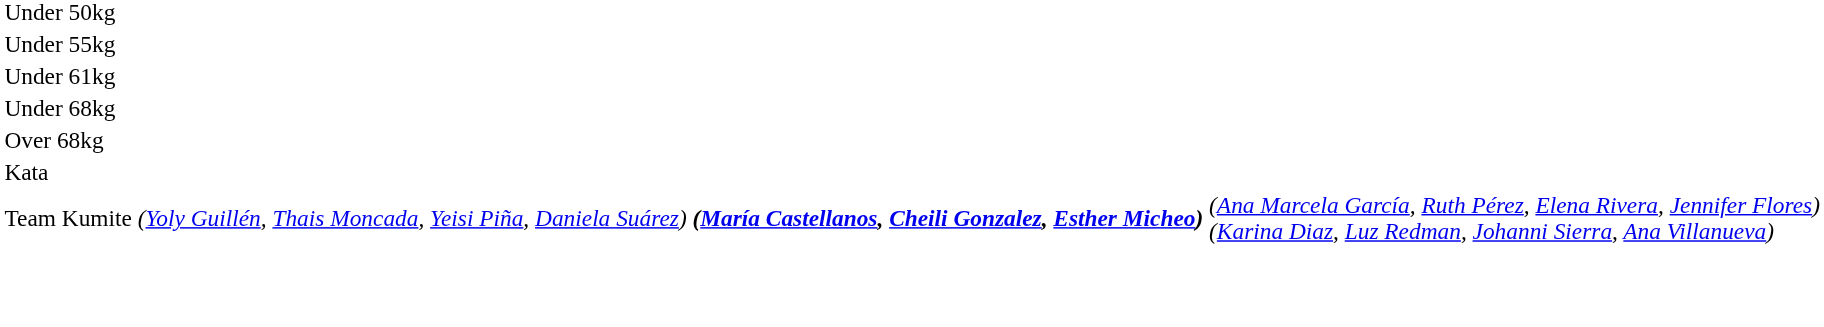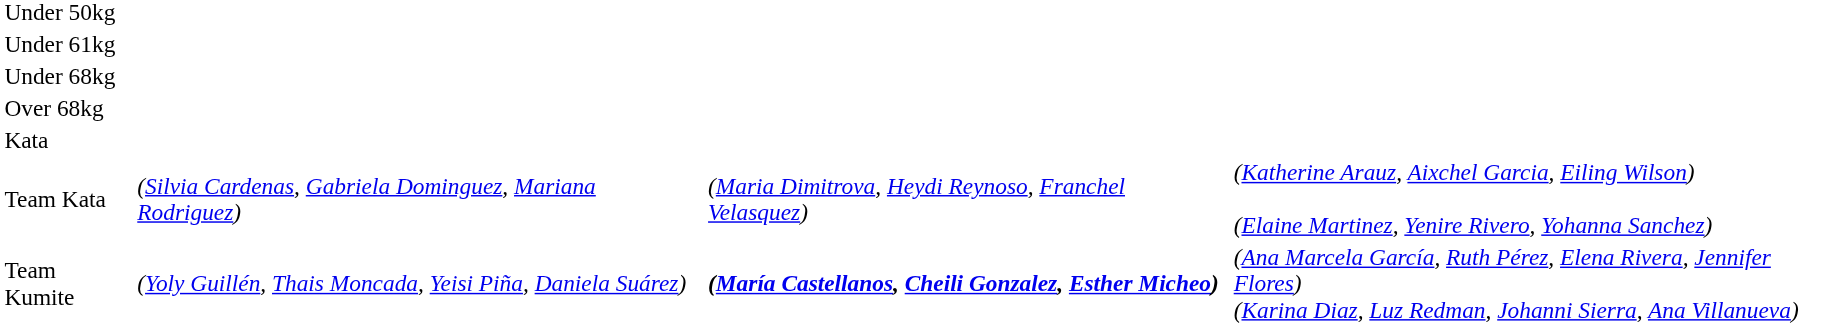- row: (60, 44)
+ row: (55, 199)
